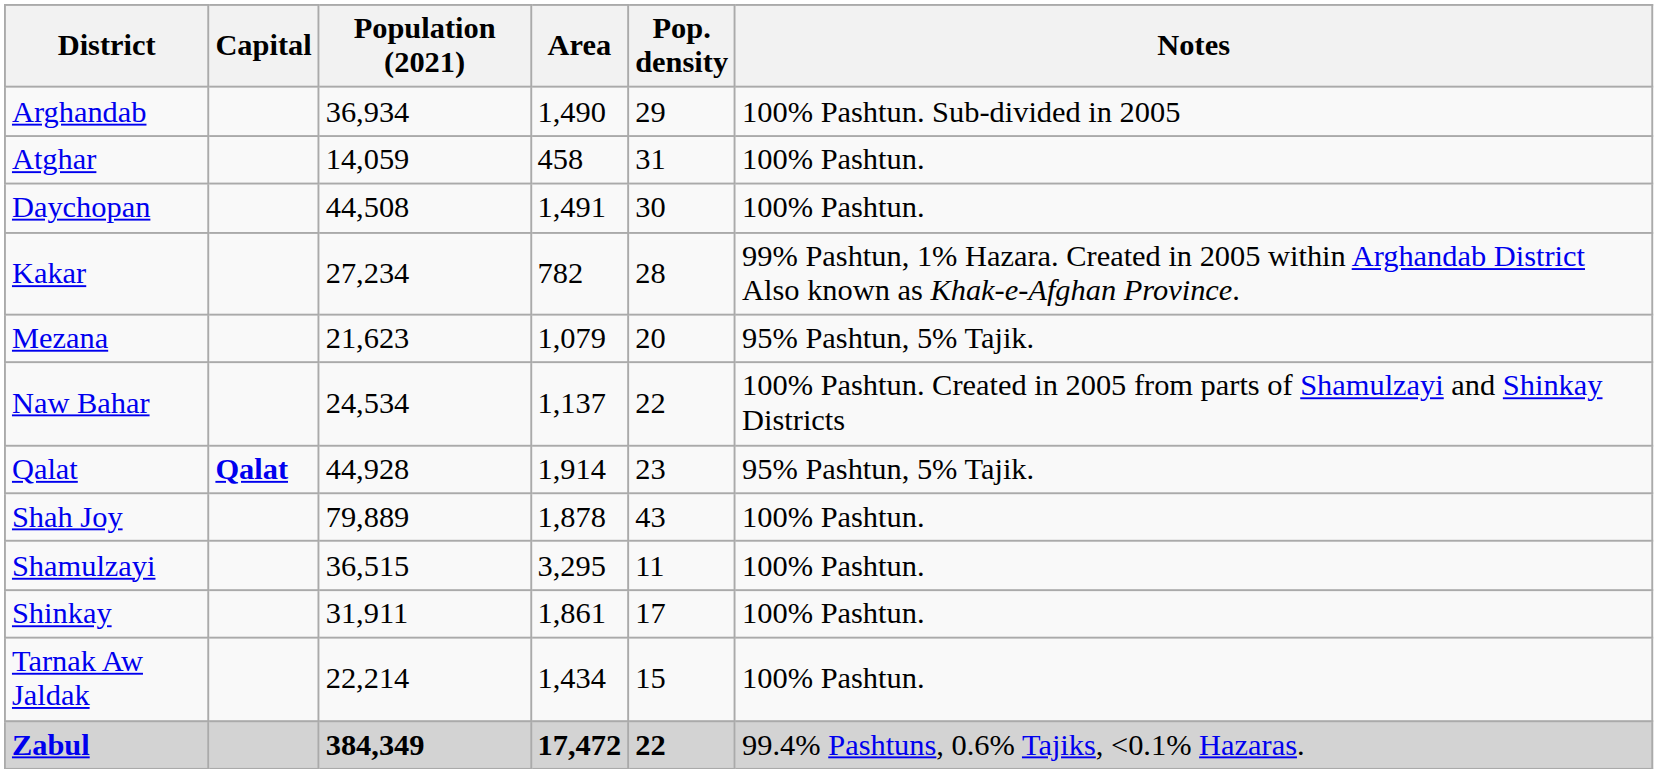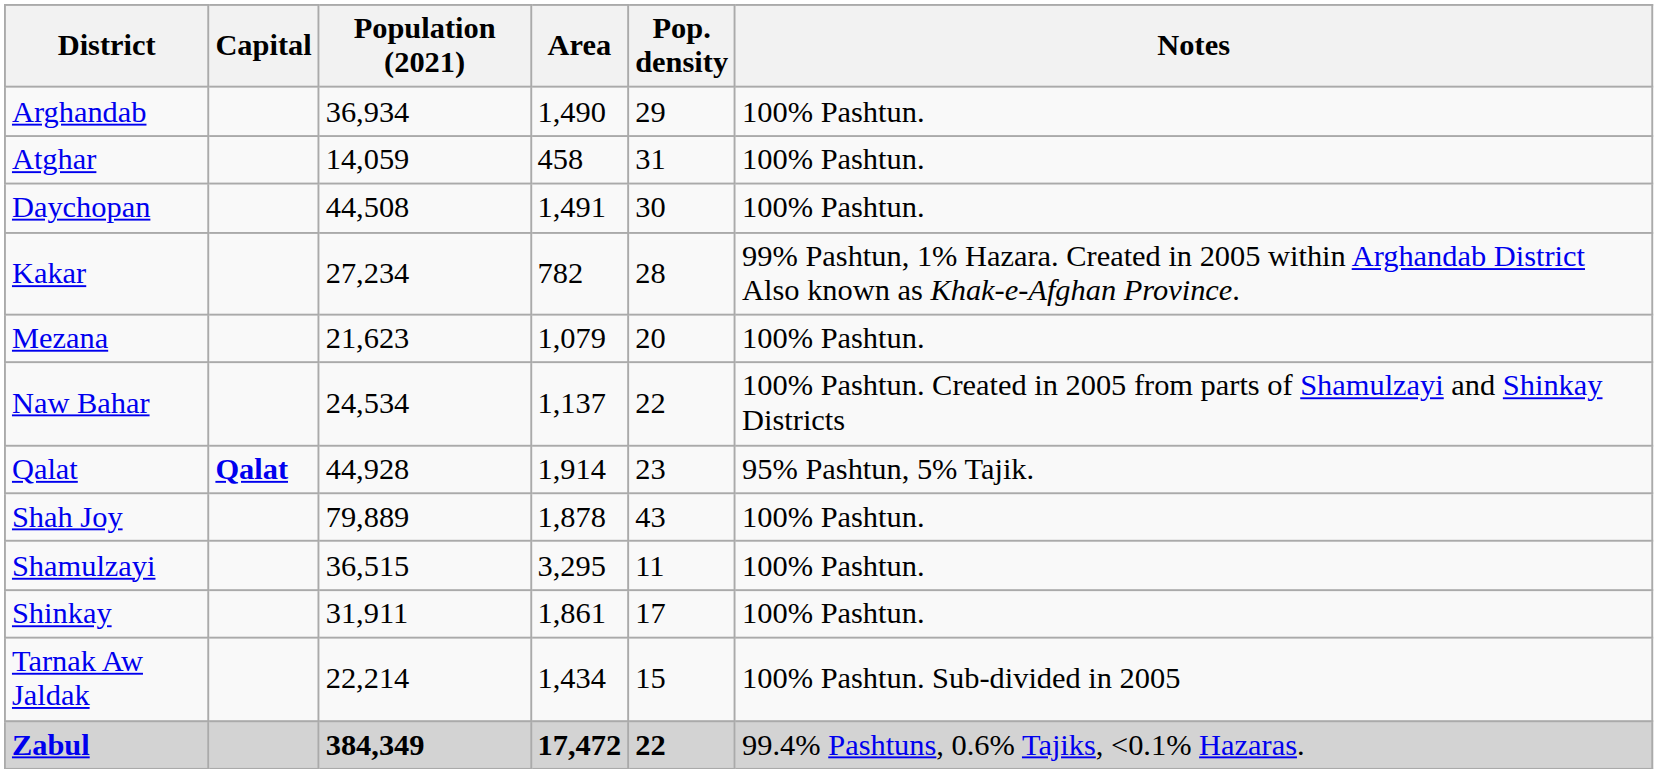(961, 111) 100% Pashtun. Sub-divided in 2005 -> (833, 111) 100% Pashtun.
(888, 338) 95% Pashtun, 5% Tajik. -> (833, 338) 100% Pashtun.
(833, 678) 100% Pashtun. -> (961, 678) 100% Pashtun. Sub-divided in 2005
